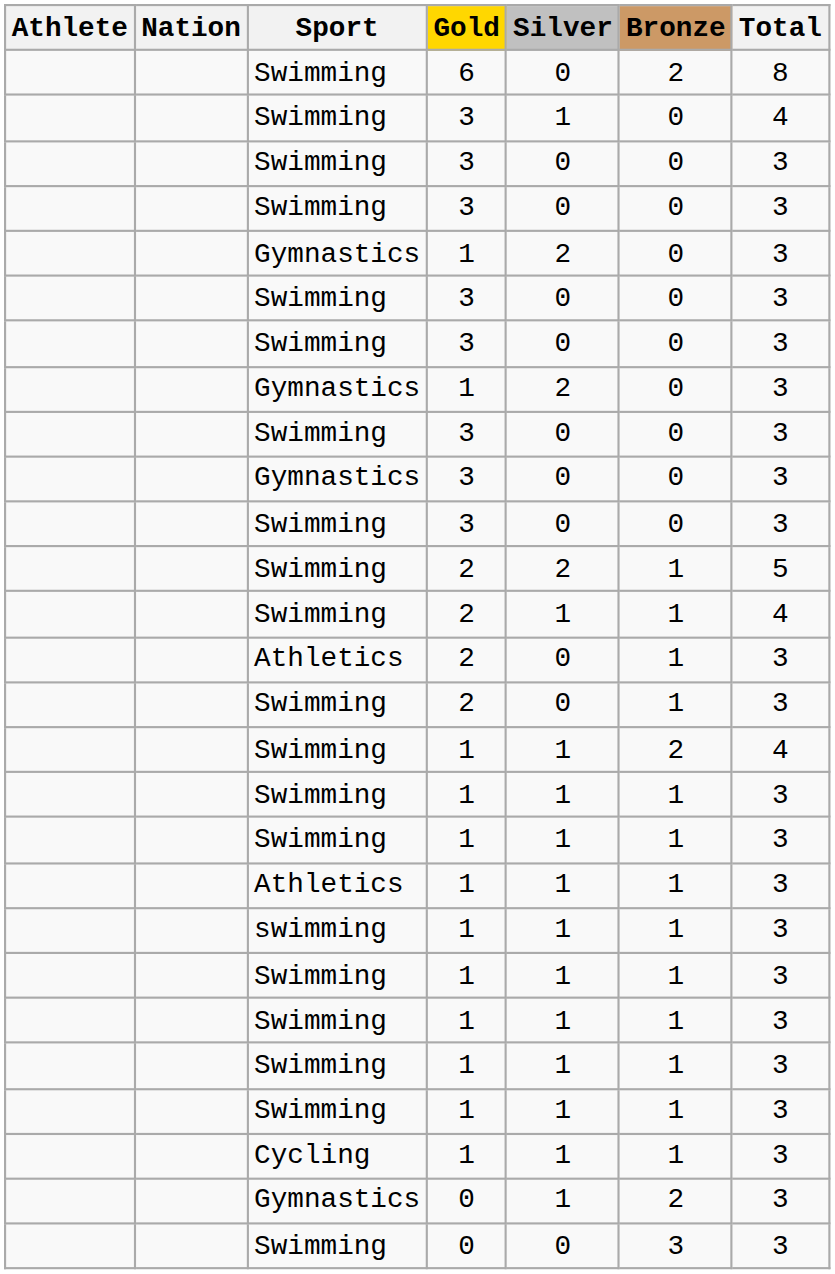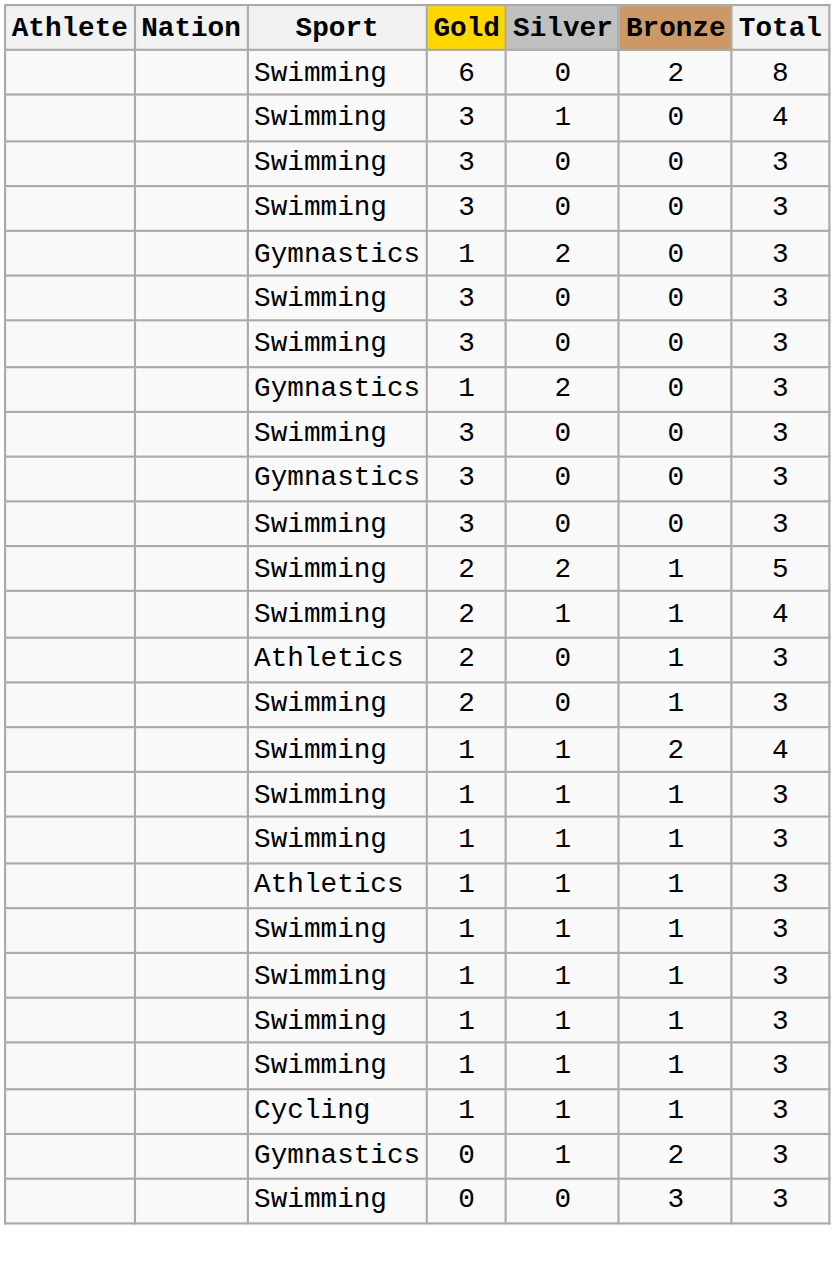- row: (321, 930)
